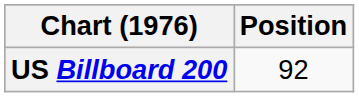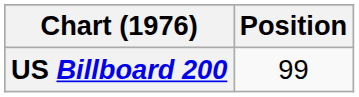(293, 69) 92 -> (293, 69) 99
